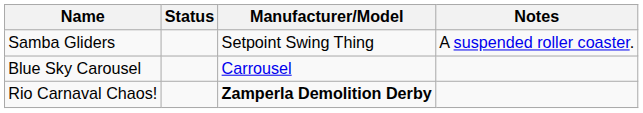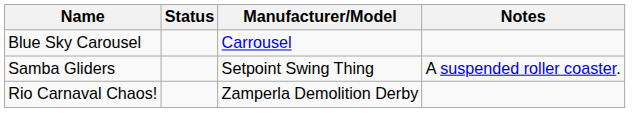rows swapped: (75, 68) <-> (62, 42)
(327, 94) bold -> (320, 94) normal
